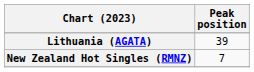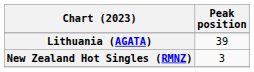(222, 58) 7 -> (222, 58) 3
